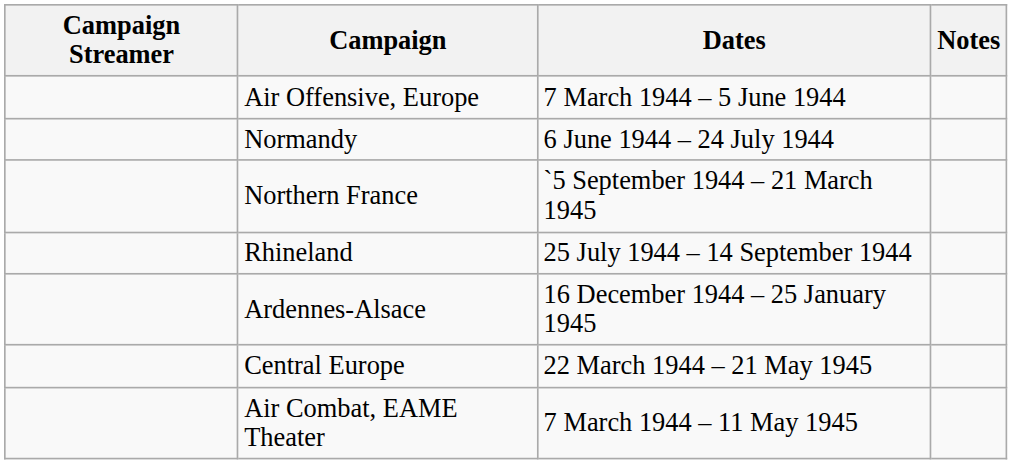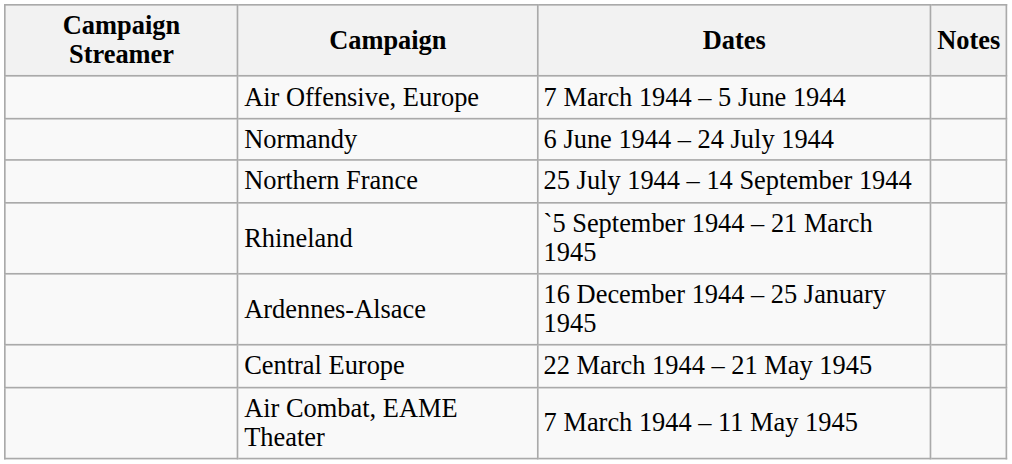(708, 195) `5 September 1944 – 21 March 1945 -> (728, 180) 25 July 1944 – 14 September 1944
(728, 252) 25 July 1944 – 14 September 1944 -> (708, 237) `5 September 1944 – 21 March 1945
